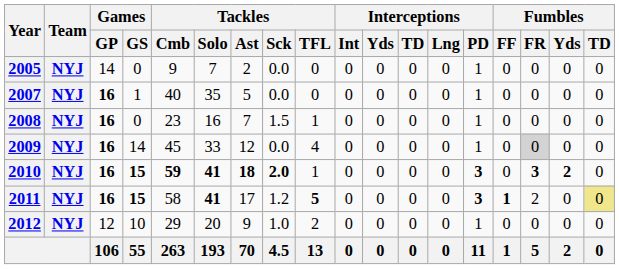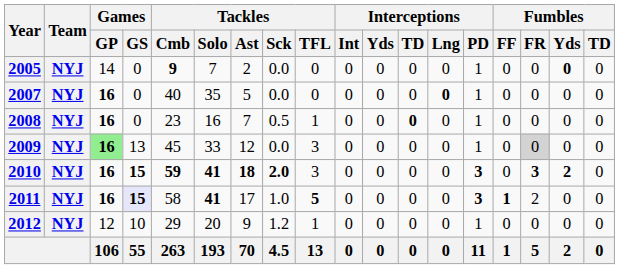(173, 69) normal -> (173, 69) bold
(567, 69) normal -> (567, 69) bold
(137, 95) 1 -> (137, 95) 0
(446, 95) normal -> (446, 95) bold
(279, 120) 1.5 -> (279, 120) 0.5
(413, 120) normal -> (413, 120) bold
(107, 146) no background -> (107, 146) lightgreen background
(137, 146) 14 -> (137, 146) 13
(315, 146) 4 -> (315, 146) 3
(315, 172) 1 -> (315, 172) 3
(137, 198) no background -> (137, 198) lavender background
(279, 198) 1.2 -> (279, 198) 1.0
(599, 198) khaki background -> (599, 198) no background
(279, 224) 1.0 -> (279, 224) 1.2
(315, 224) 2 -> (315, 224) 1
